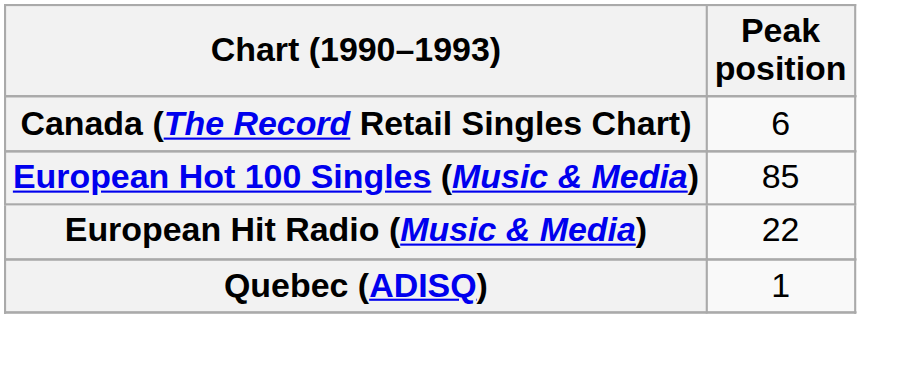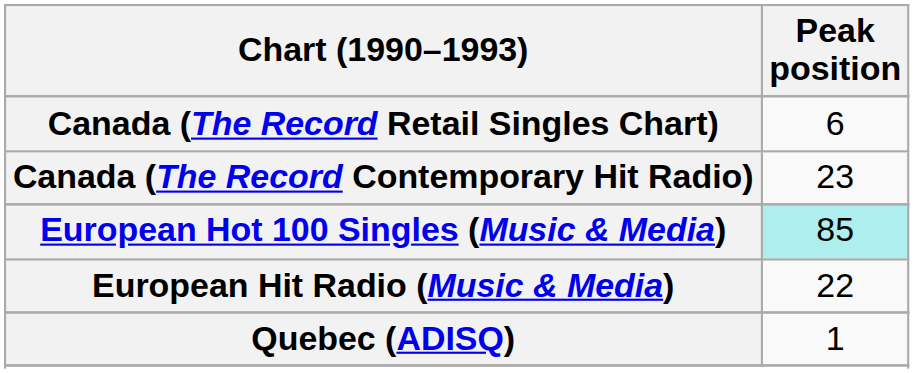+ row: (383, 177)
(781, 177) no background -> (835, 230) paleturquoise background
